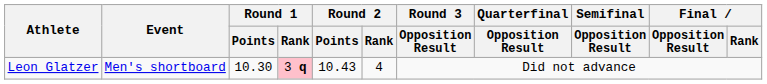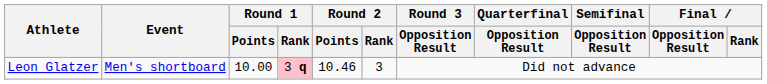(253, 68) 10.30 -> (253, 68) 10.00
(337, 68) 10.43 -> (337, 68) 10.46
(379, 68) 4 -> (379, 68) 3
